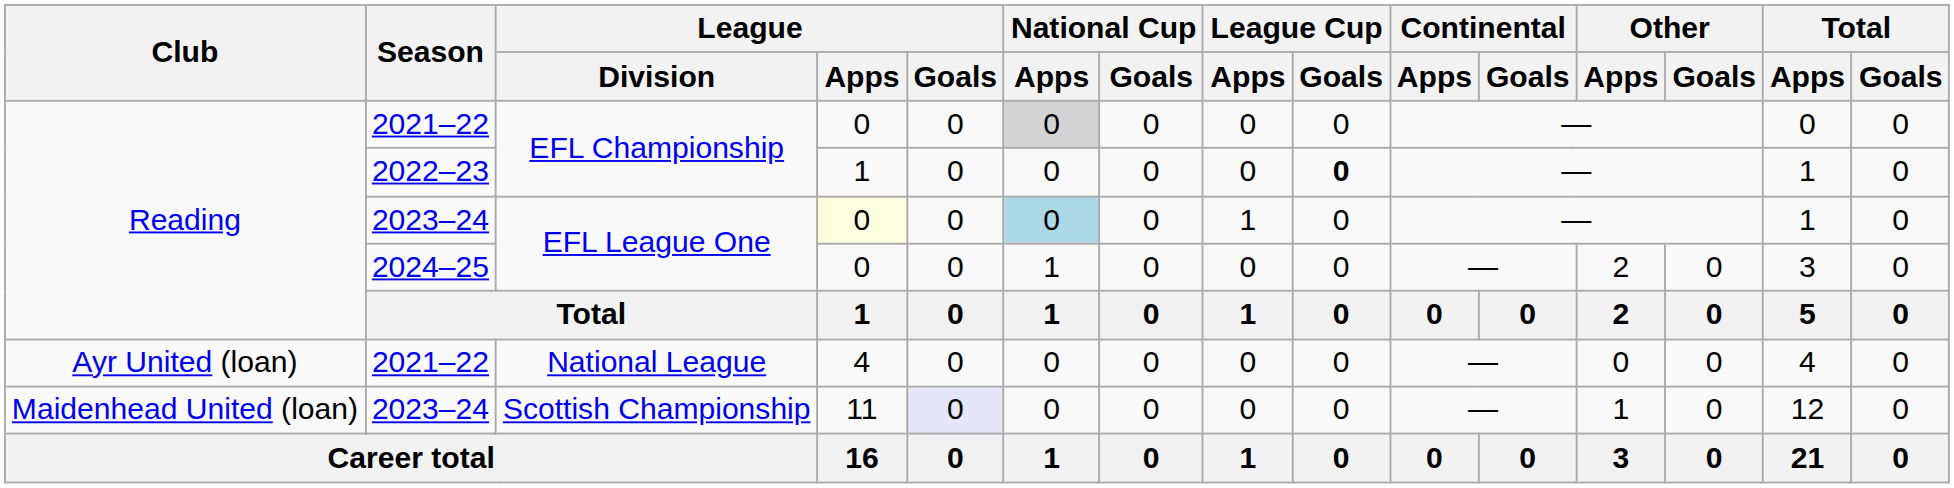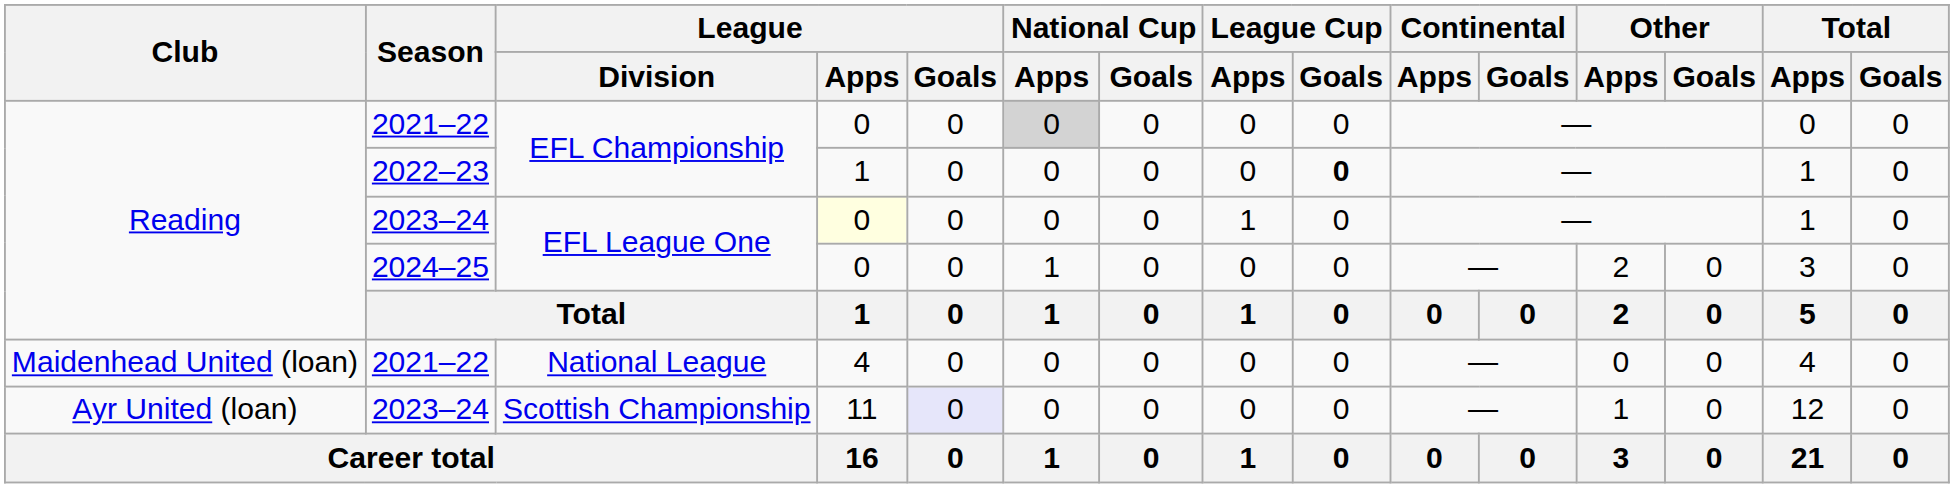(1052, 219) lightblue background -> (1052, 219) no background
(185, 362) Ayr United (loan) -> (185, 362) Maidenhead United (loan)
(185, 409) Maidenhead United (loan) -> (185, 409) Ayr United (loan)
